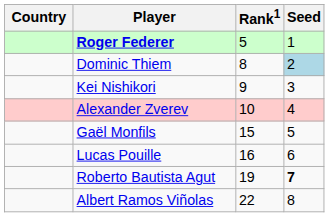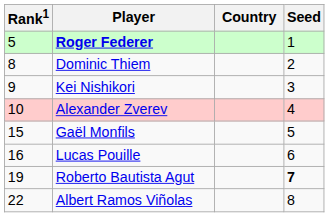columns swapped: (39, 17) <-> (260, 17)
(291, 64) lightblue background -> (291, 64) no background
